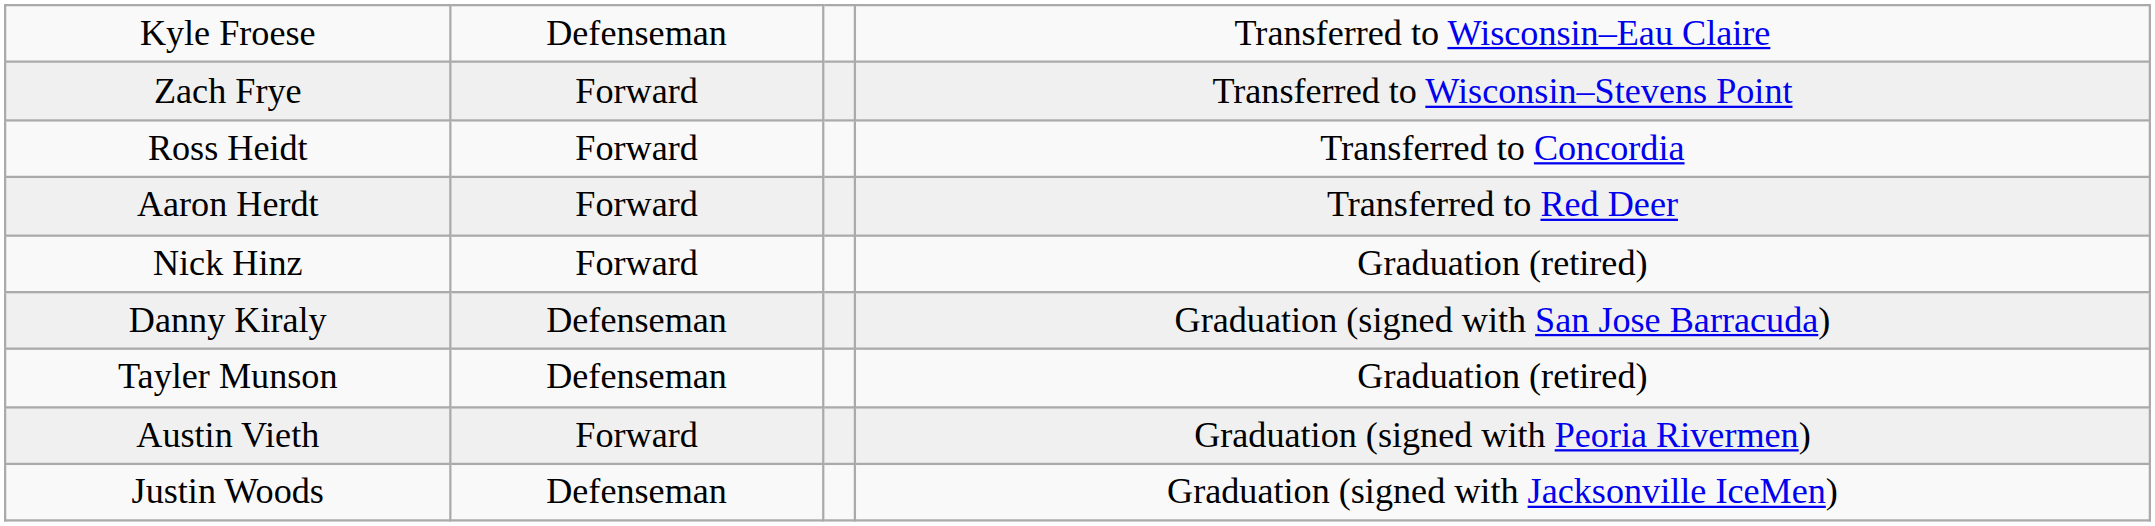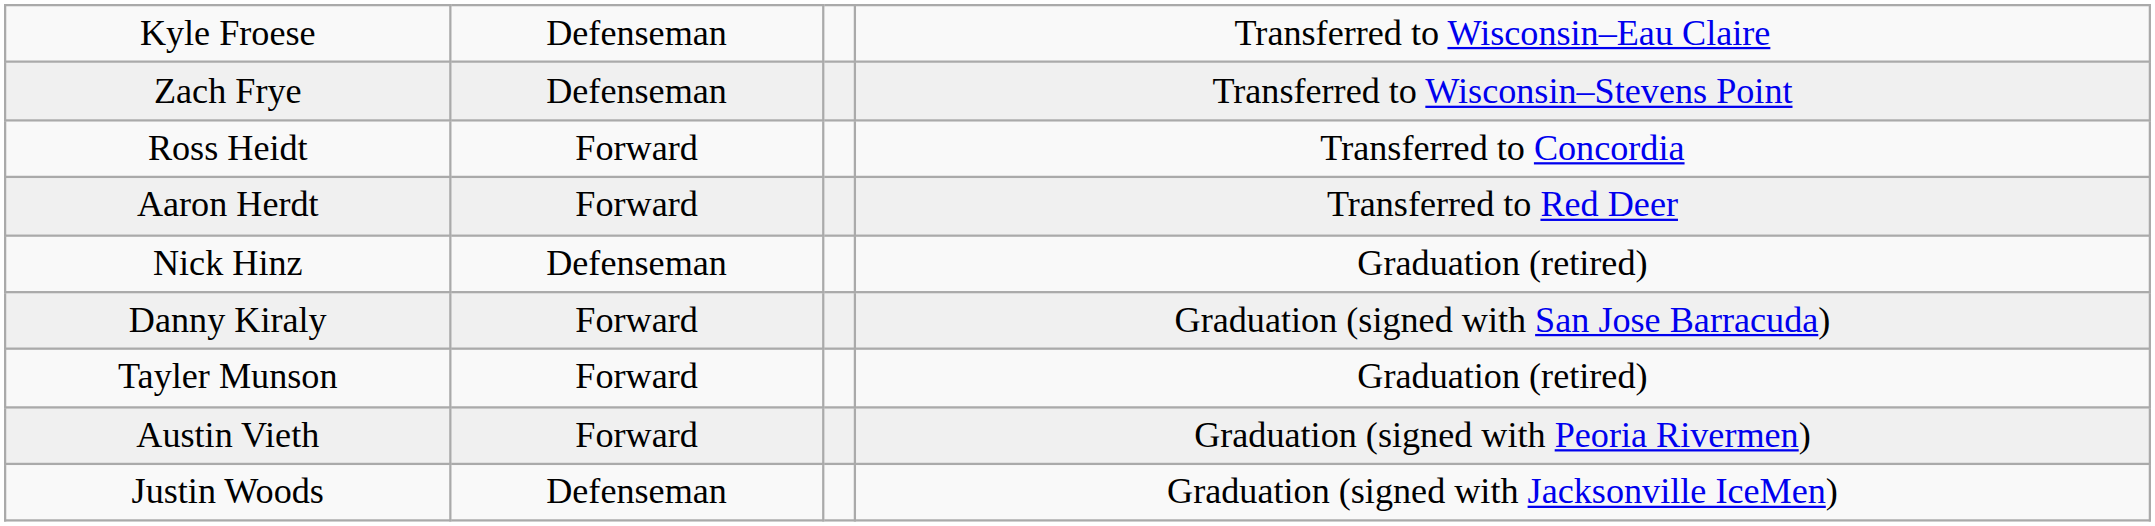(637, 90) Forward -> (637, 90) Defenseman
(637, 262) Forward -> (637, 262) Defenseman
(637, 319) Defenseman -> (637, 319) Forward
(637, 377) Defenseman -> (637, 377) Forward
